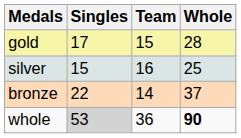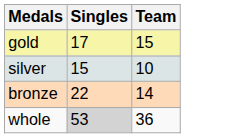- column: (208, 17)
(144, 68) 16 -> (144, 68) 10
